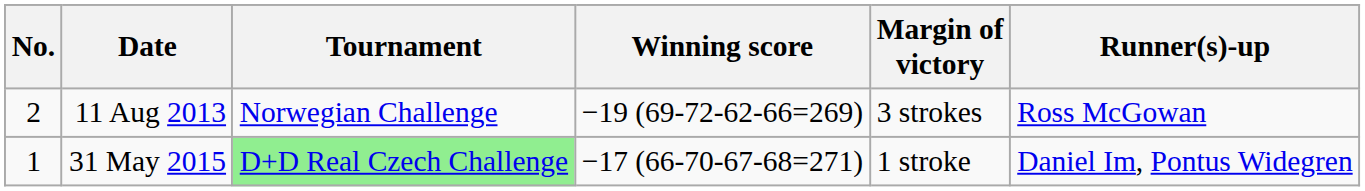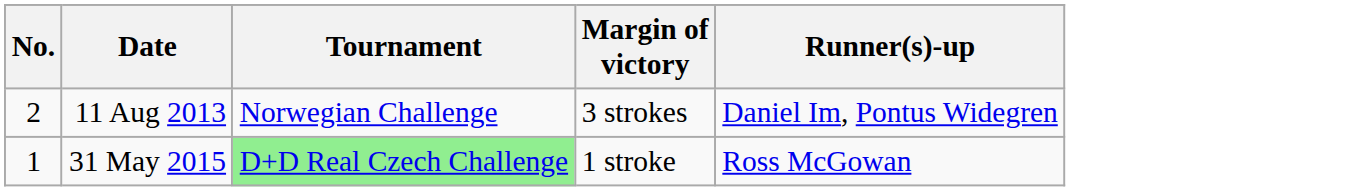- column: (722, 46)
(1112, 112) Ross McGowan -> (890, 112) Daniel Im, Pontus Widegren
(1185, 161) Daniel Im, Pontus Widegren -> (817, 161) Ross McGowan
